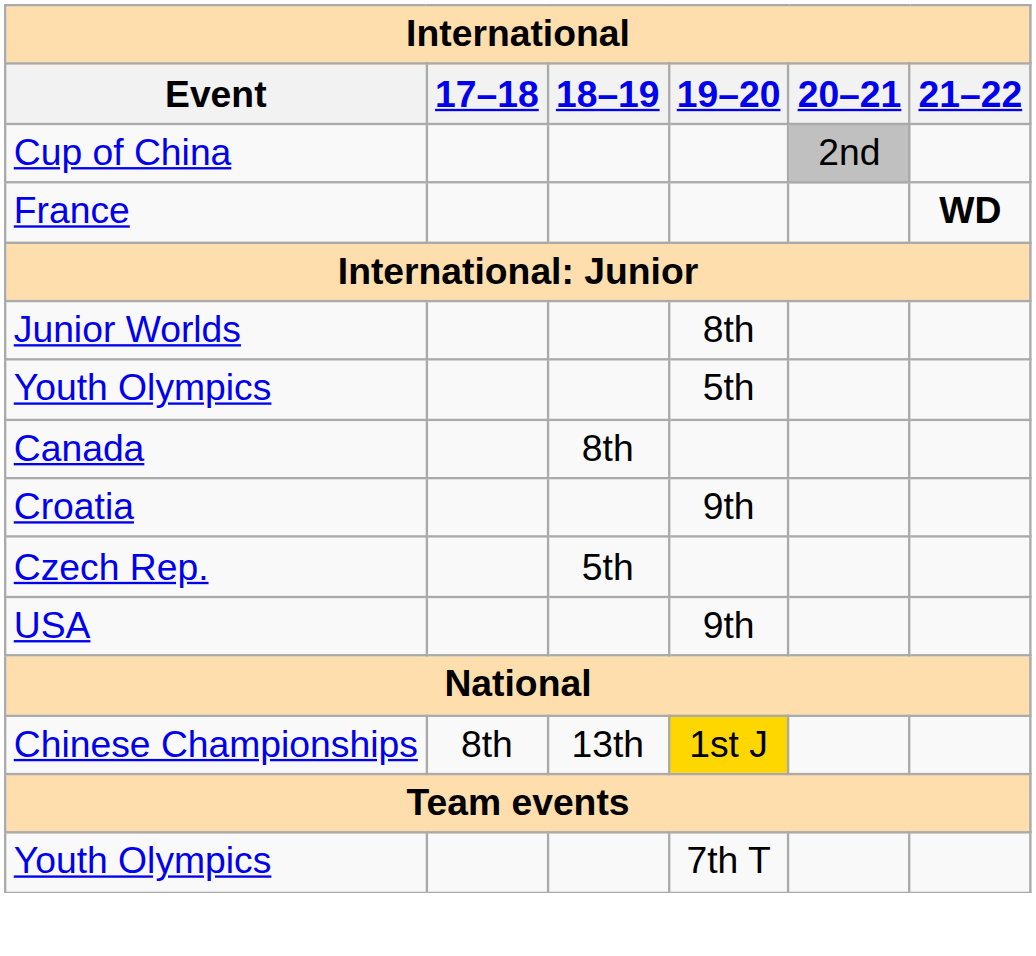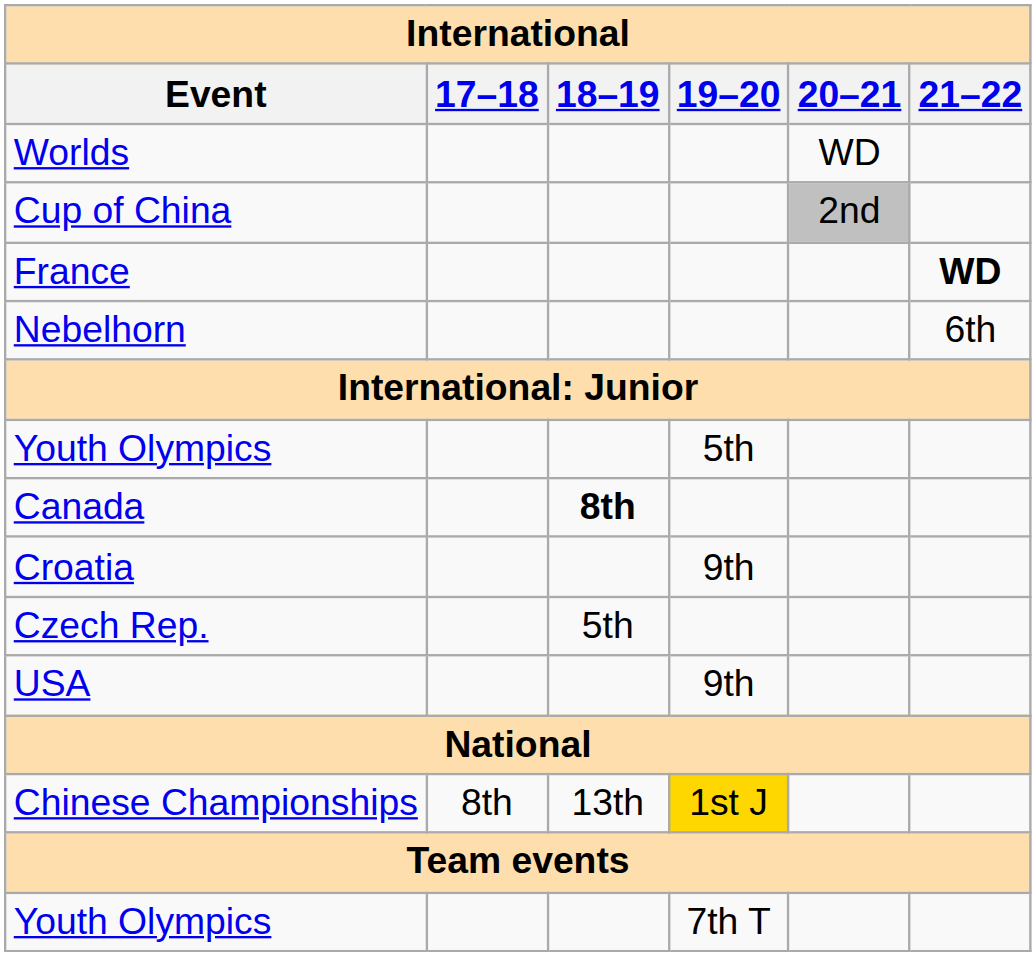+ row: (71, 152)
+ row: (100, 329)
- row: (127, 329)
(608, 447) normal -> (608, 507) bold
